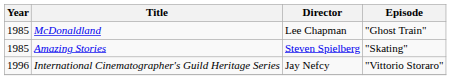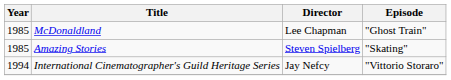(18, 65) 1996 -> (18, 65) 1994
